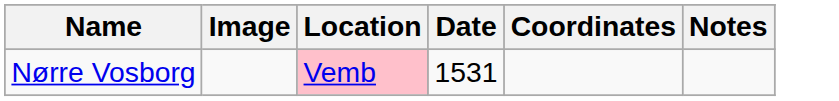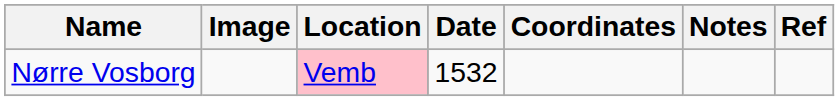+ column: (803, 26)
(466, 71) 1531 -> (466, 71) 1532
